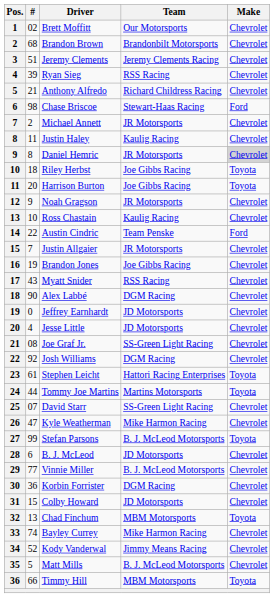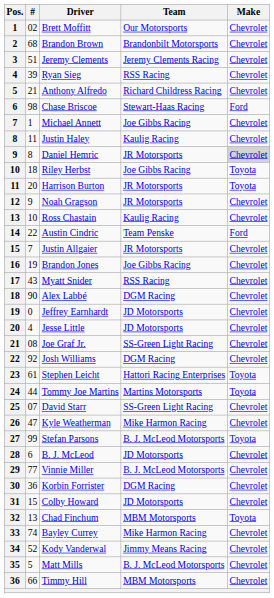(30, 123) 2 -> (30, 123) 1
(153, 123) JR Motorsports -> (157, 123) Joe Gibbs Racing
(157, 186) Joe Gibbs Racing -> (153, 186) JR Motorsports
(243, 580) Toyota -> (248, 580) Chevrolet
